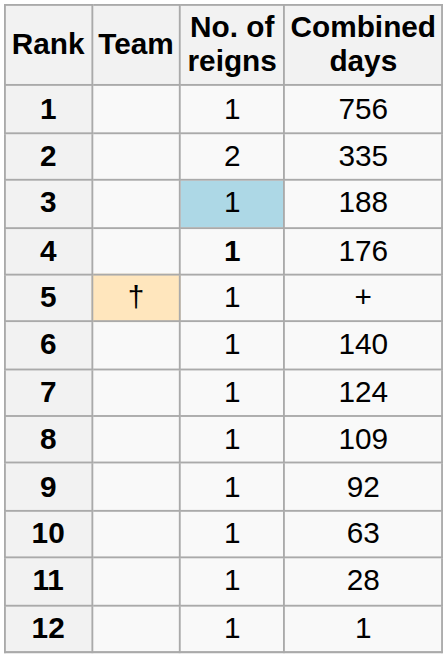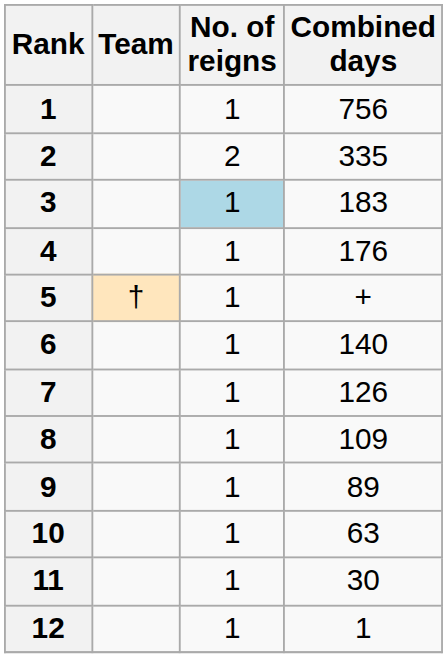(363, 203) 188 -> (363, 203) 183
(232, 250) bold -> (232, 250) normal
(363, 391) 124 -> (363, 391) 126
(363, 486) 92 -> (363, 486) 89
(363, 580) 28 -> (363, 580) 30
